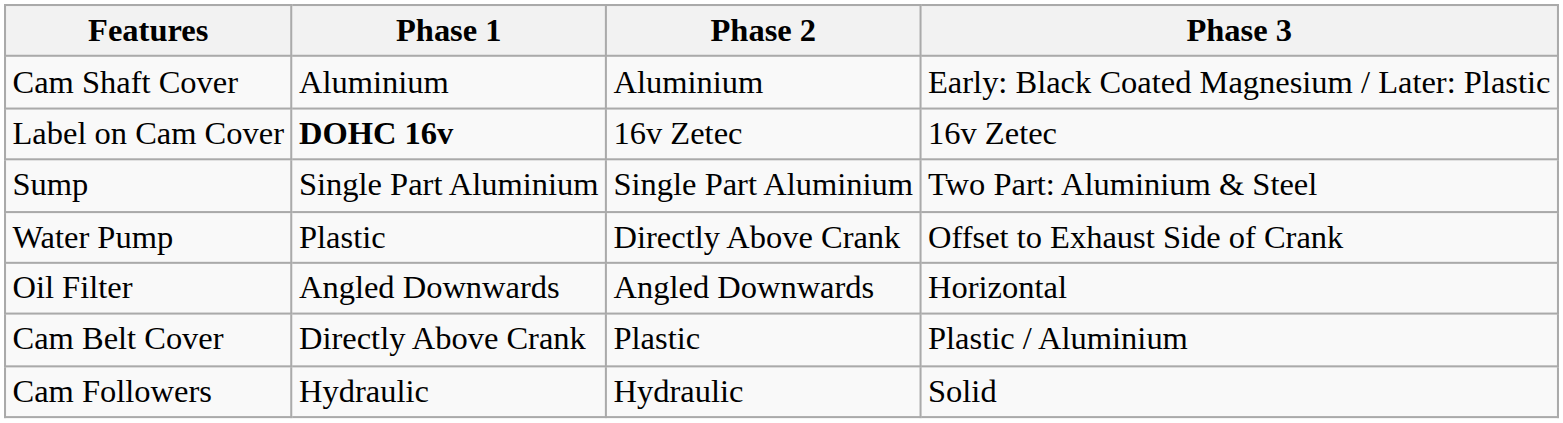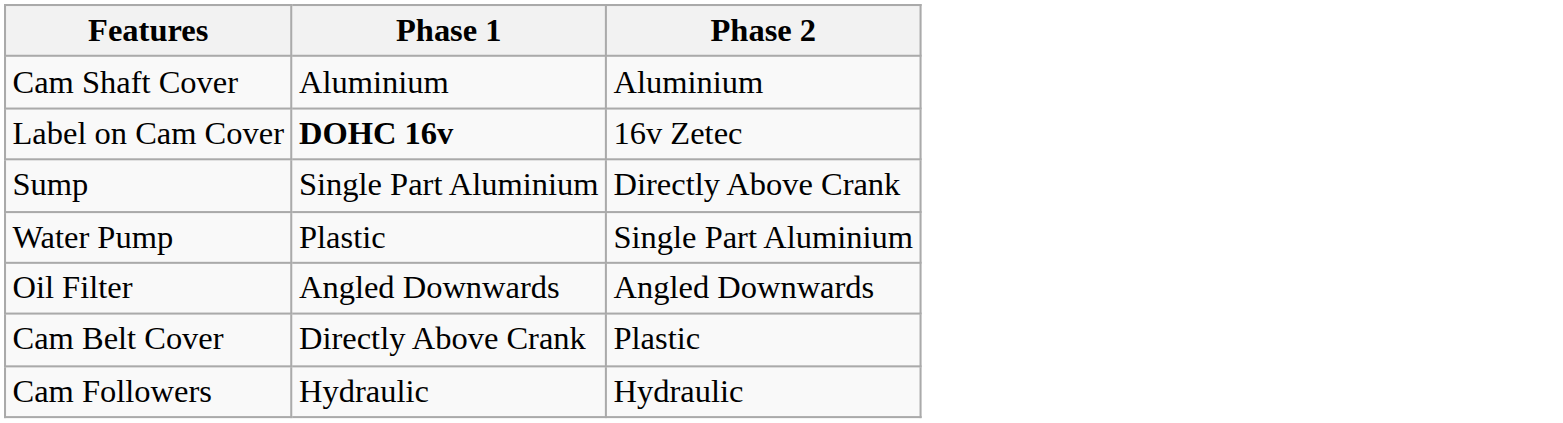- column: (1239, 30)
(763, 184) Single Part Aluminium -> (757, 184) Directly Above Crank
(757, 236) Directly Above Crank -> (763, 236) Single Part Aluminium
